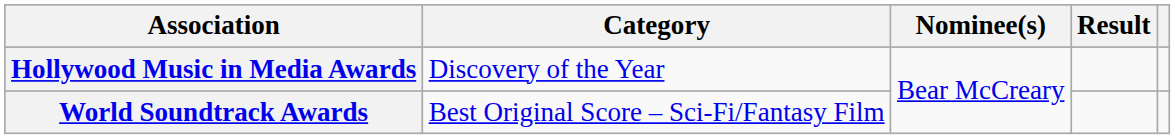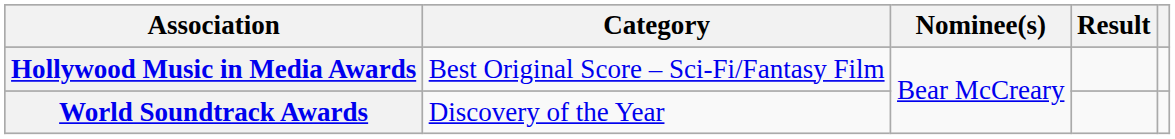(547, 68) Discovery of the Year -> (657, 68) Best Original Score – Sci-Fi/Fantasy Film
(657, 111) Best Original Score – Sci-Fi/Fantasy Film -> (547, 111) Discovery of the Year
